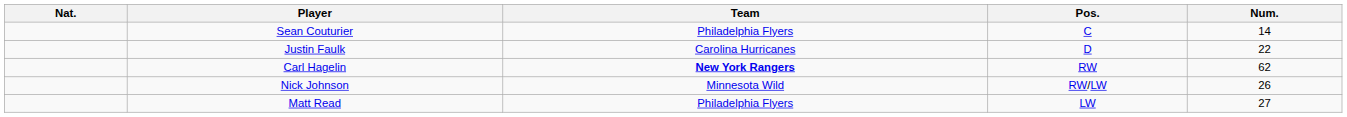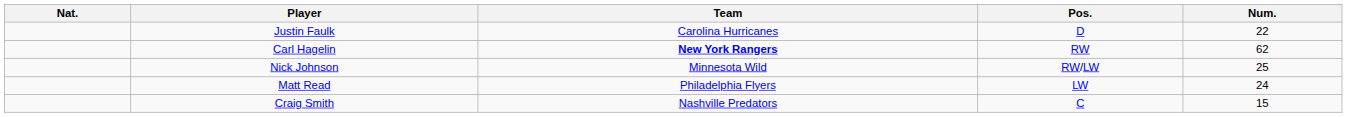- row: (315, 31)
(1265, 85) 26 -> (1262, 67) 25
(1265, 103) 27 -> (1262, 85) 24
+ row: (304, 103)
